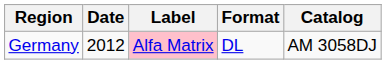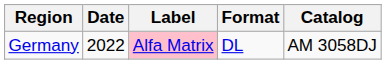(106, 45) 2012 -> (106, 45) 2022
